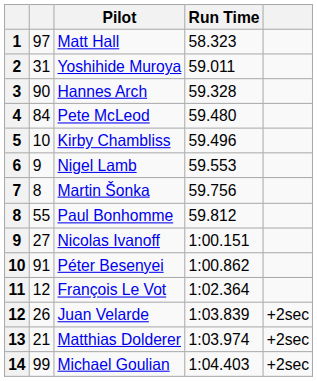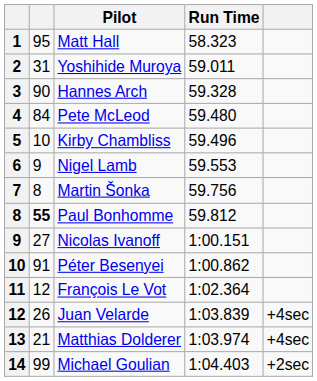(42, 42) 97 -> (42, 42) 95
(42, 215) normal -> (42, 215) bold
(288, 315) +2sec -> (288, 315) +4sec
(288, 339) +2sec -> (288, 339) +4sec
